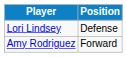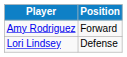rows swapped: (34, 28) <-> (41, 44)
